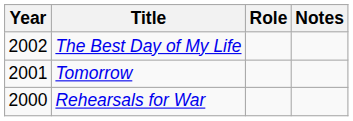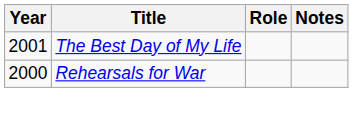(28, 45) 2002 -> (28, 45) 2001
- row: (94, 73)
